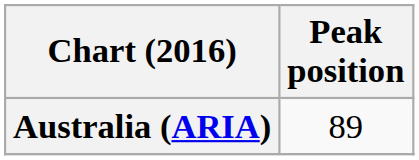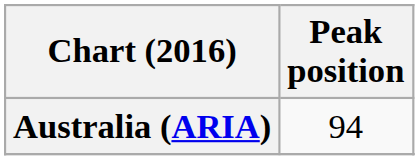(346, 125) 89 -> (346, 125) 94
